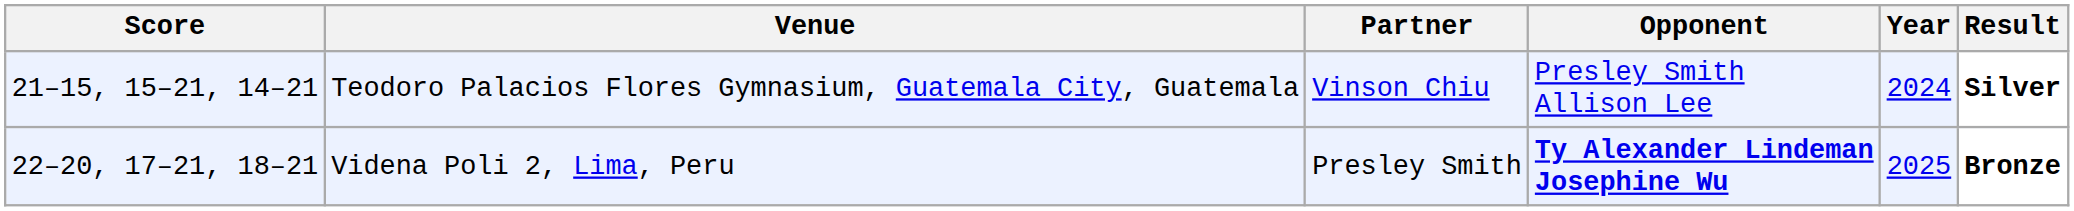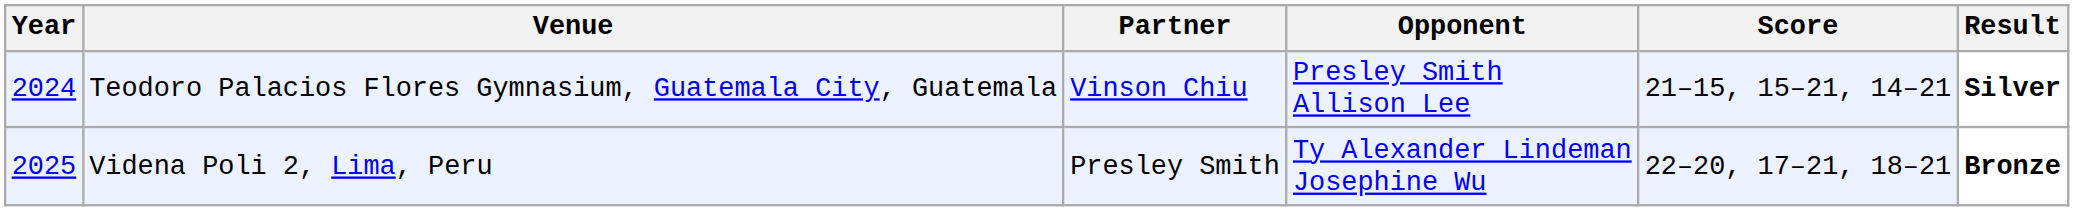columns swapped: (1919, 27) <-> (165, 27)
(1704, 166) bold -> (1462, 166) normal
